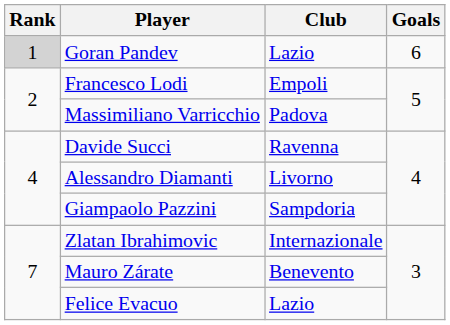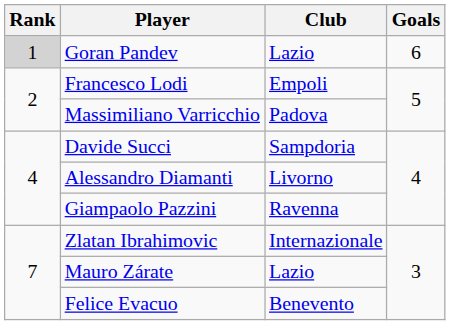(304, 146) Ravenna -> (312, 146) Sampdoria
(312, 209) Sampdoria -> (304, 209) Ravenna
(311, 271) Benevento -> (292, 271) Lazio
(292, 303) Lazio -> (311, 303) Benevento
